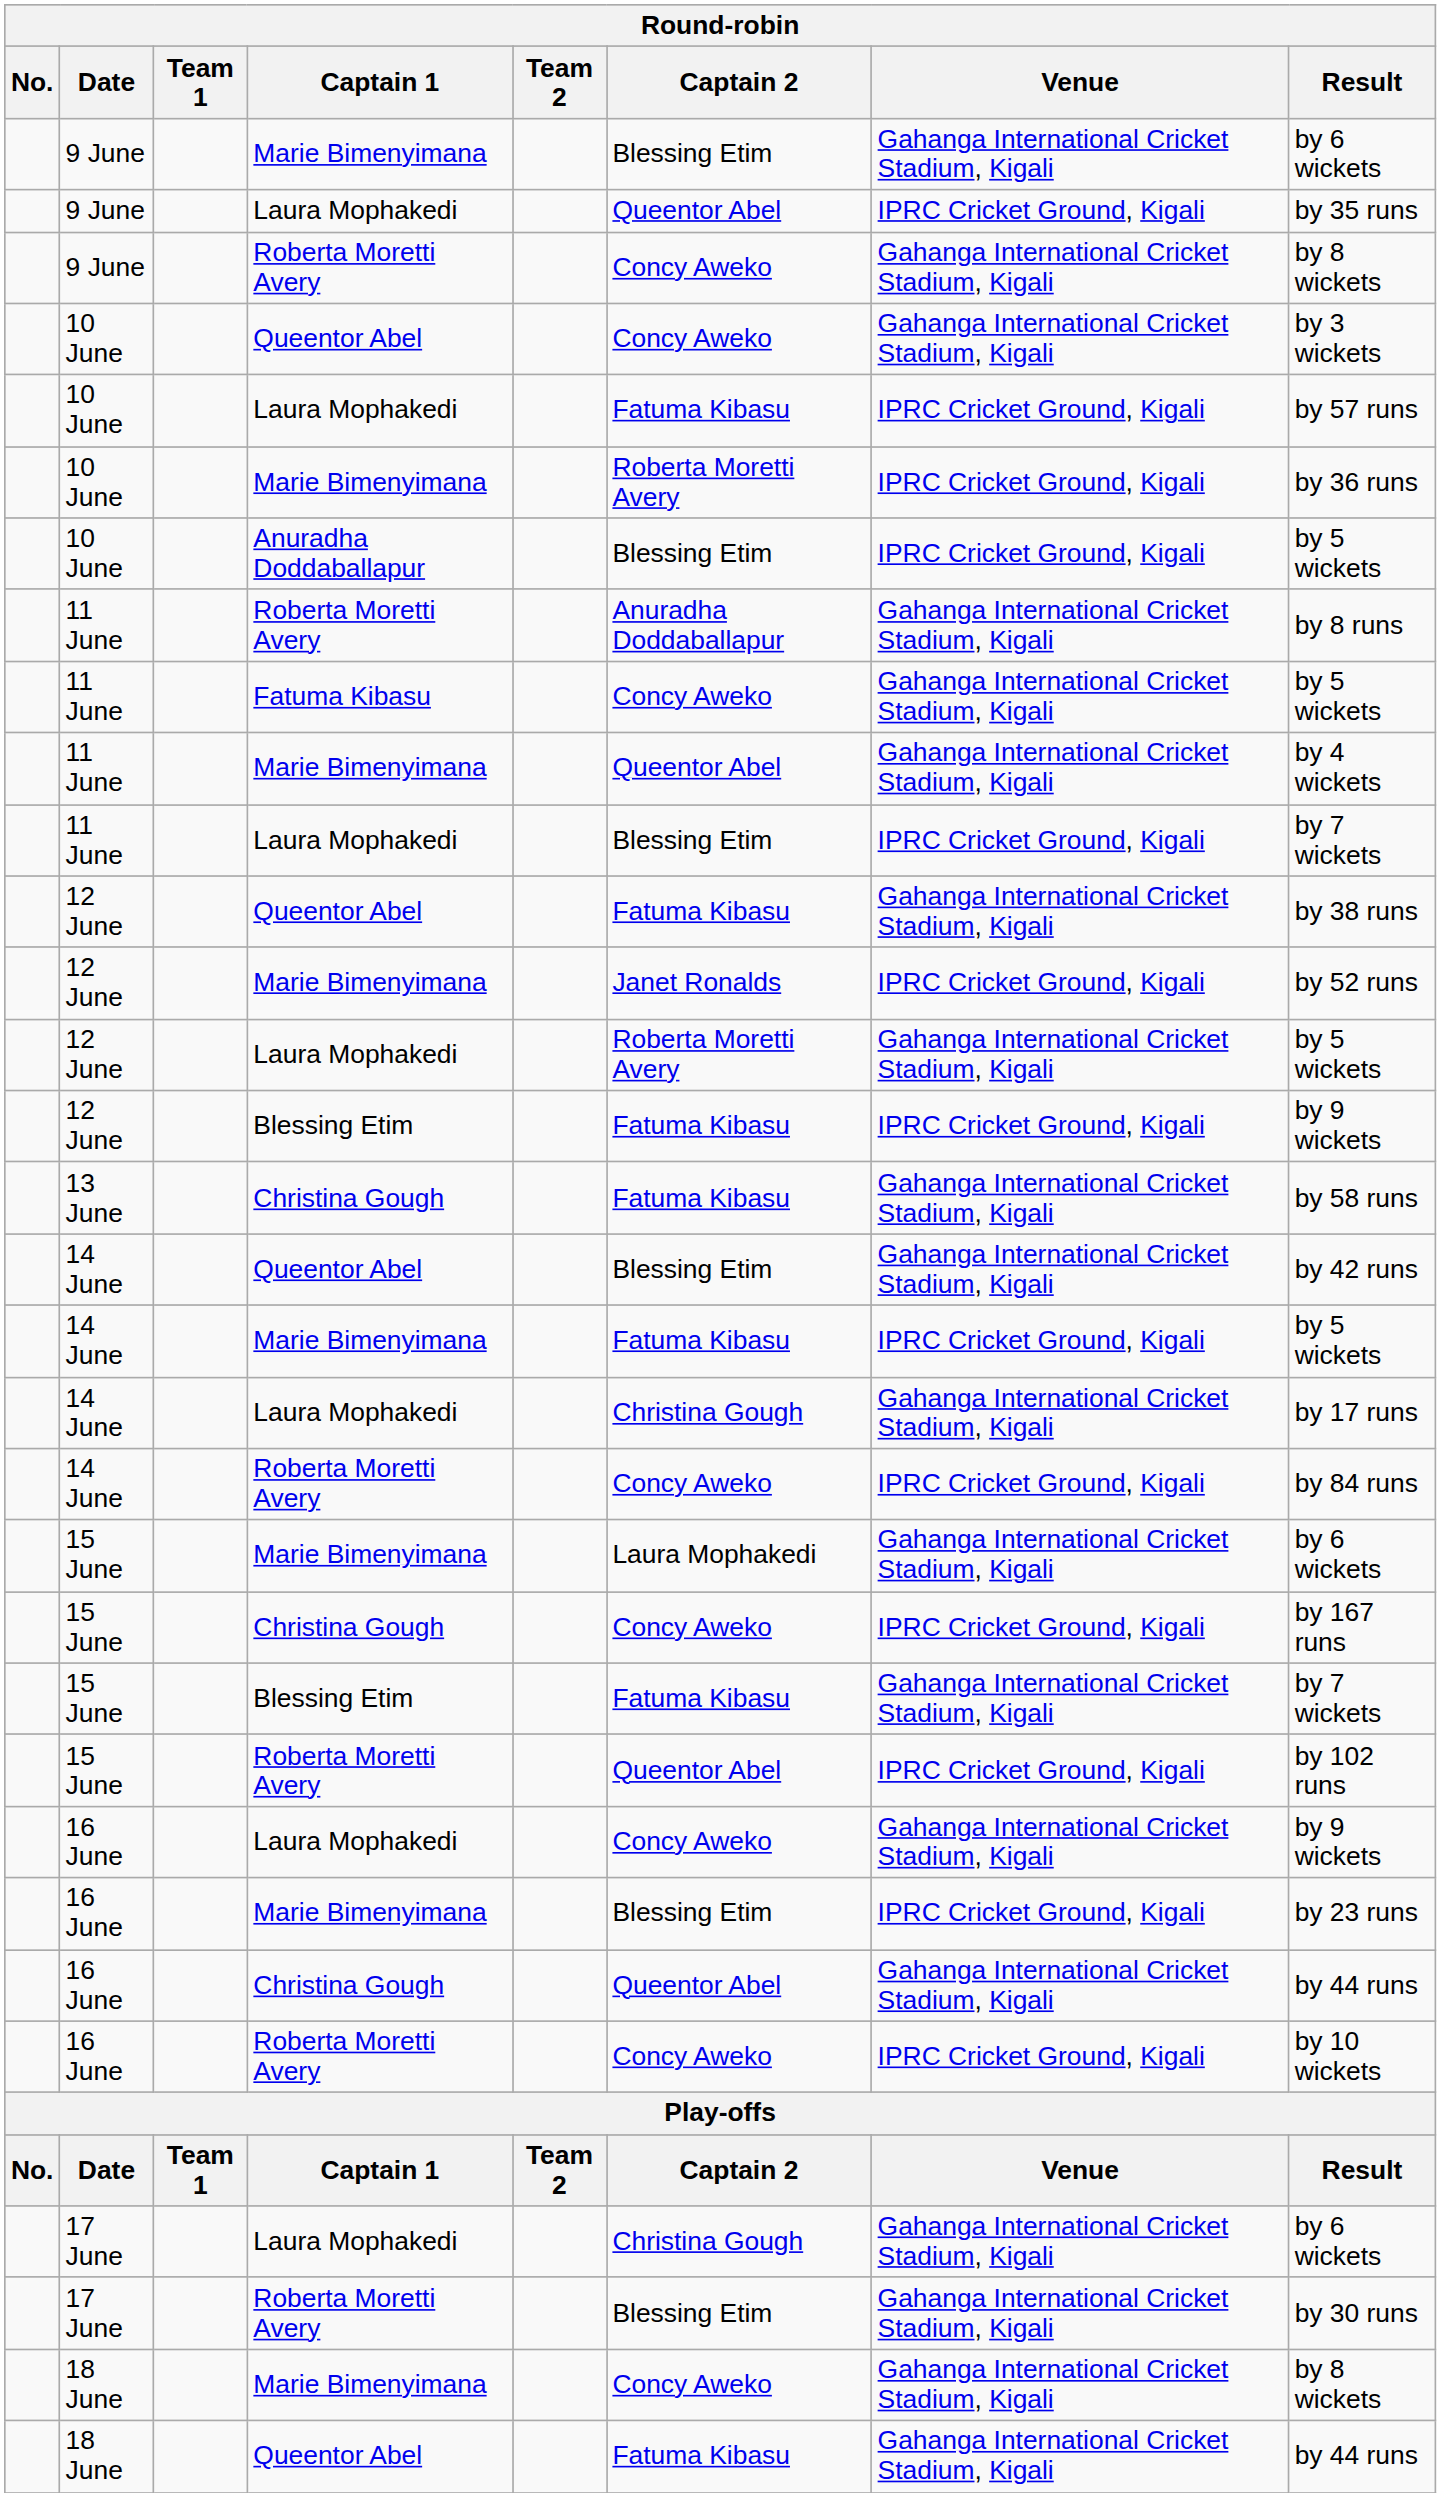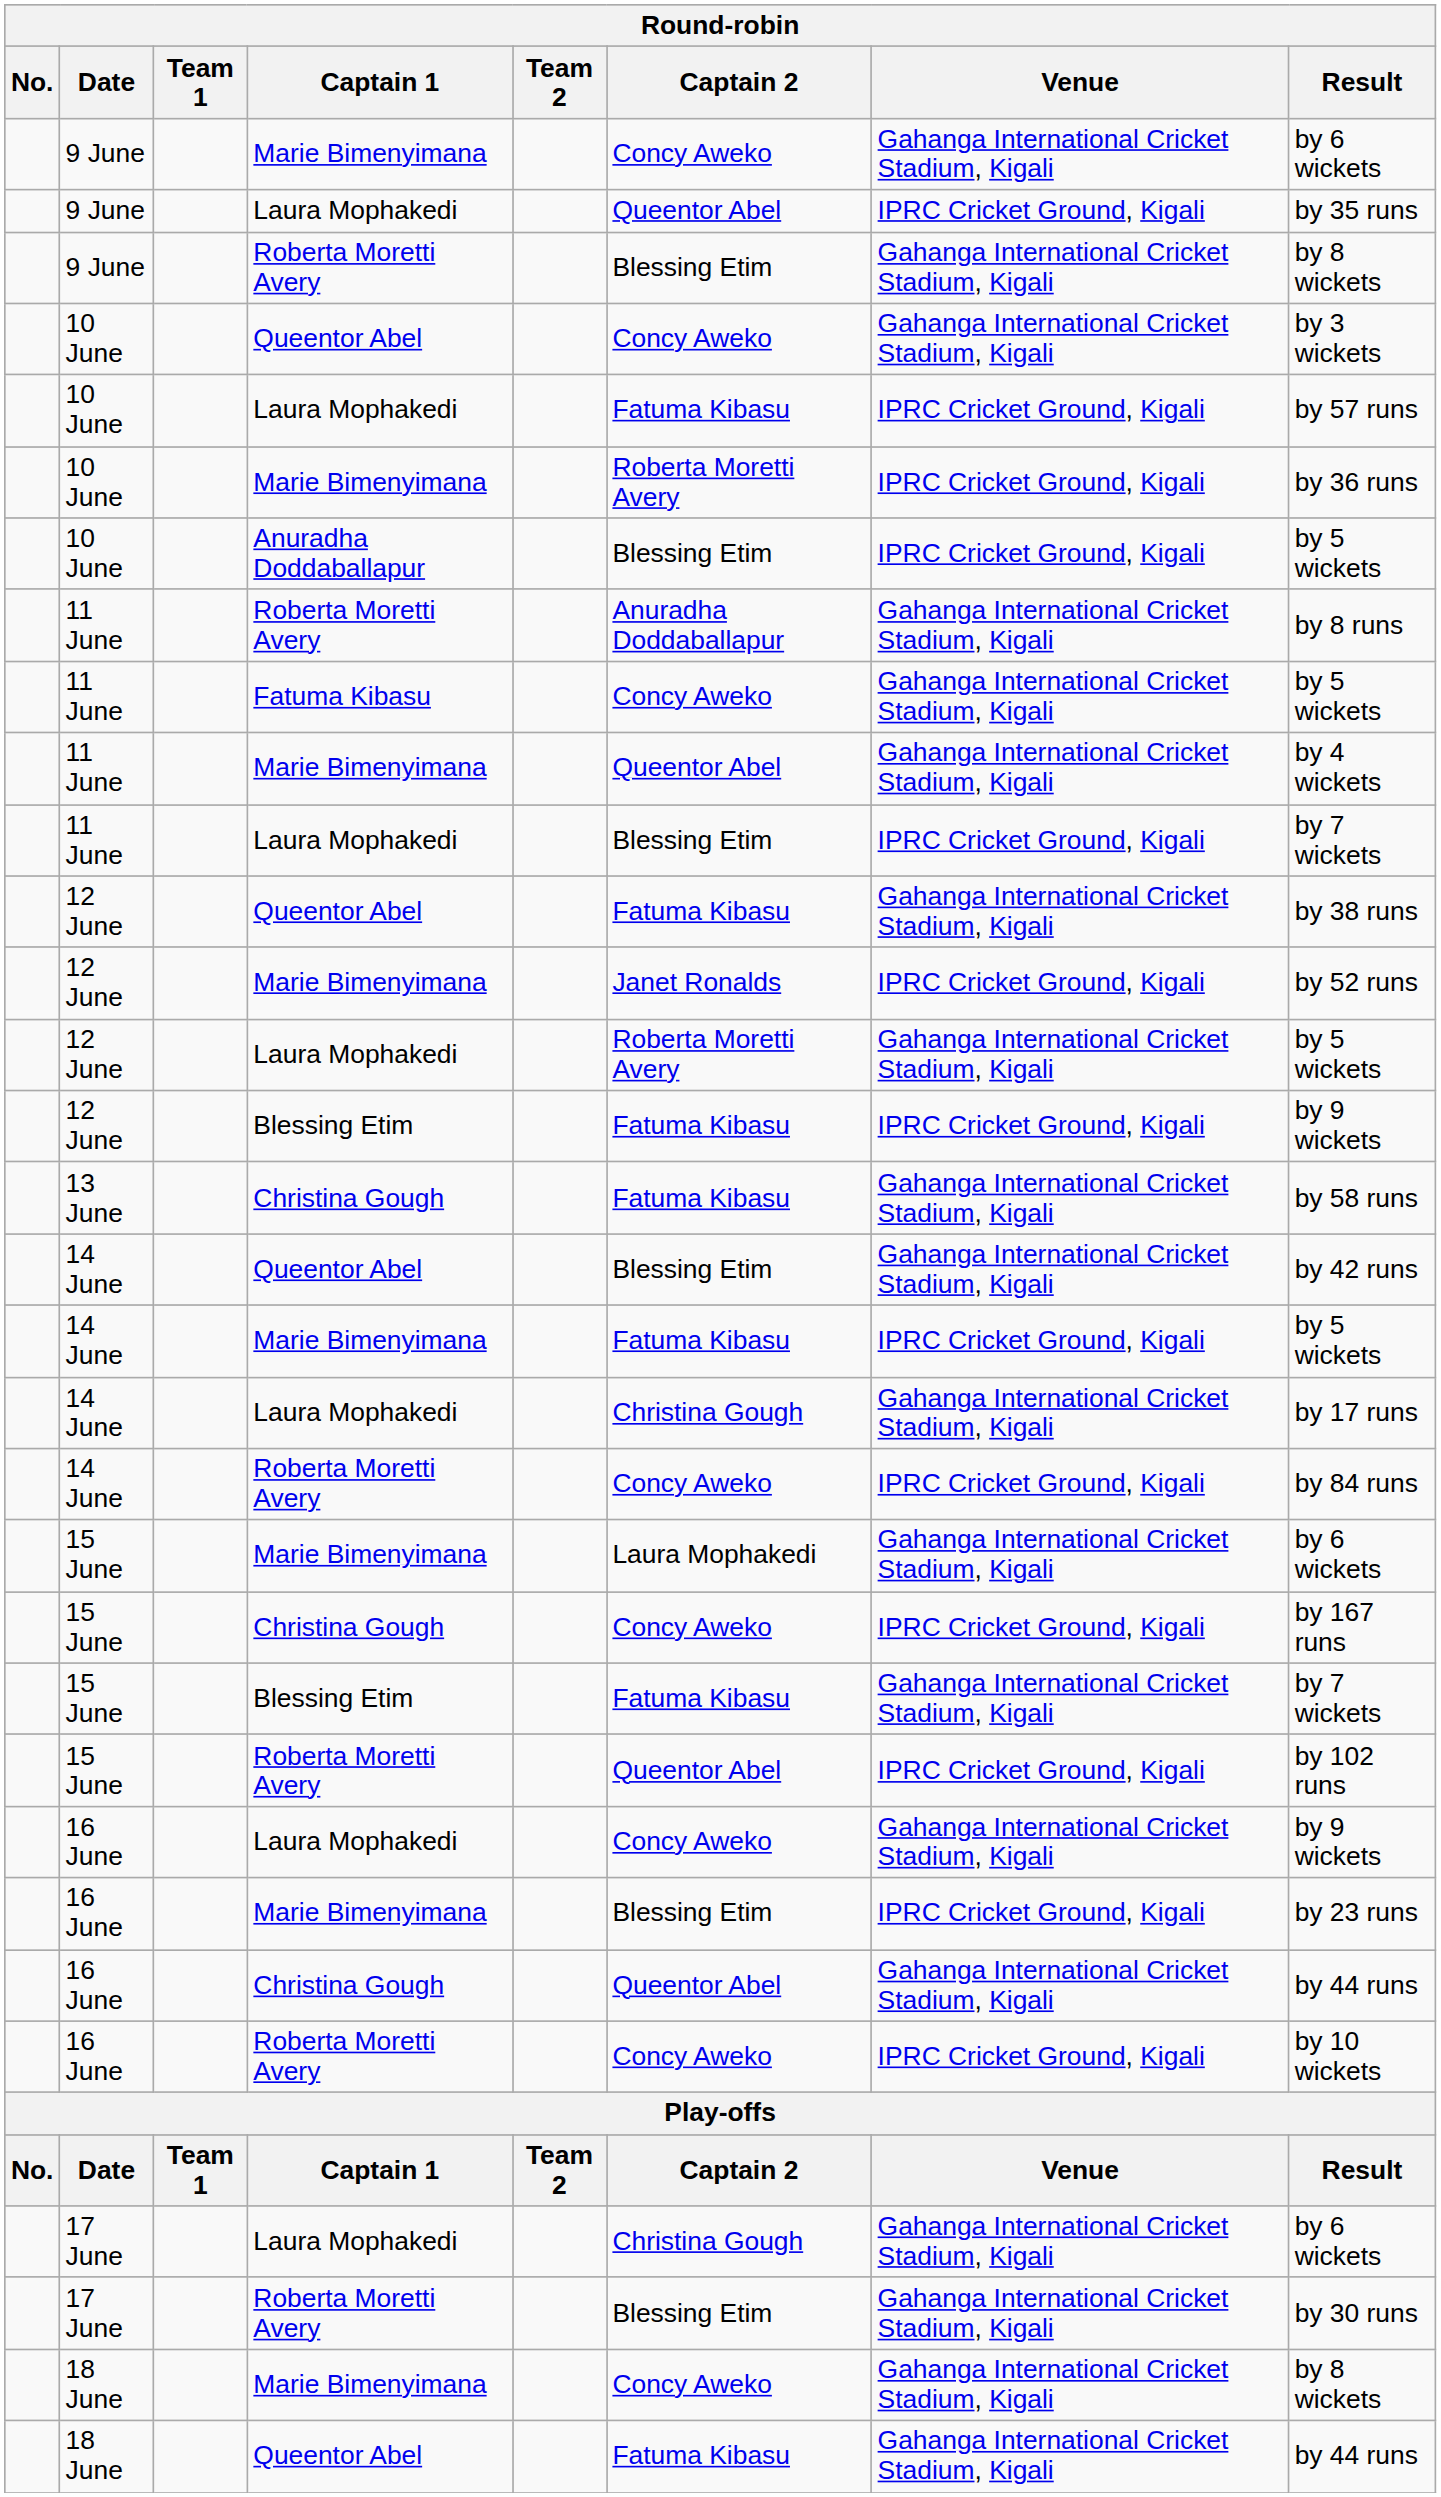(692, 153) Blessing Etim -> (692, 153) Concy Aweko
(692, 267) Concy Aweko -> (692, 267) Blessing Etim
